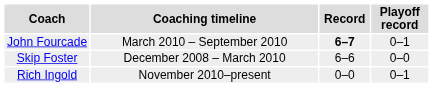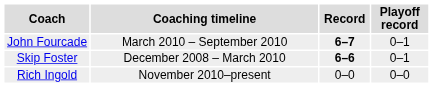(345, 58) normal -> (345, 58) bold
(400, 58) 0–0 -> (400, 58) 0–1
(400, 75) 0–1 -> (400, 75) 0–0
